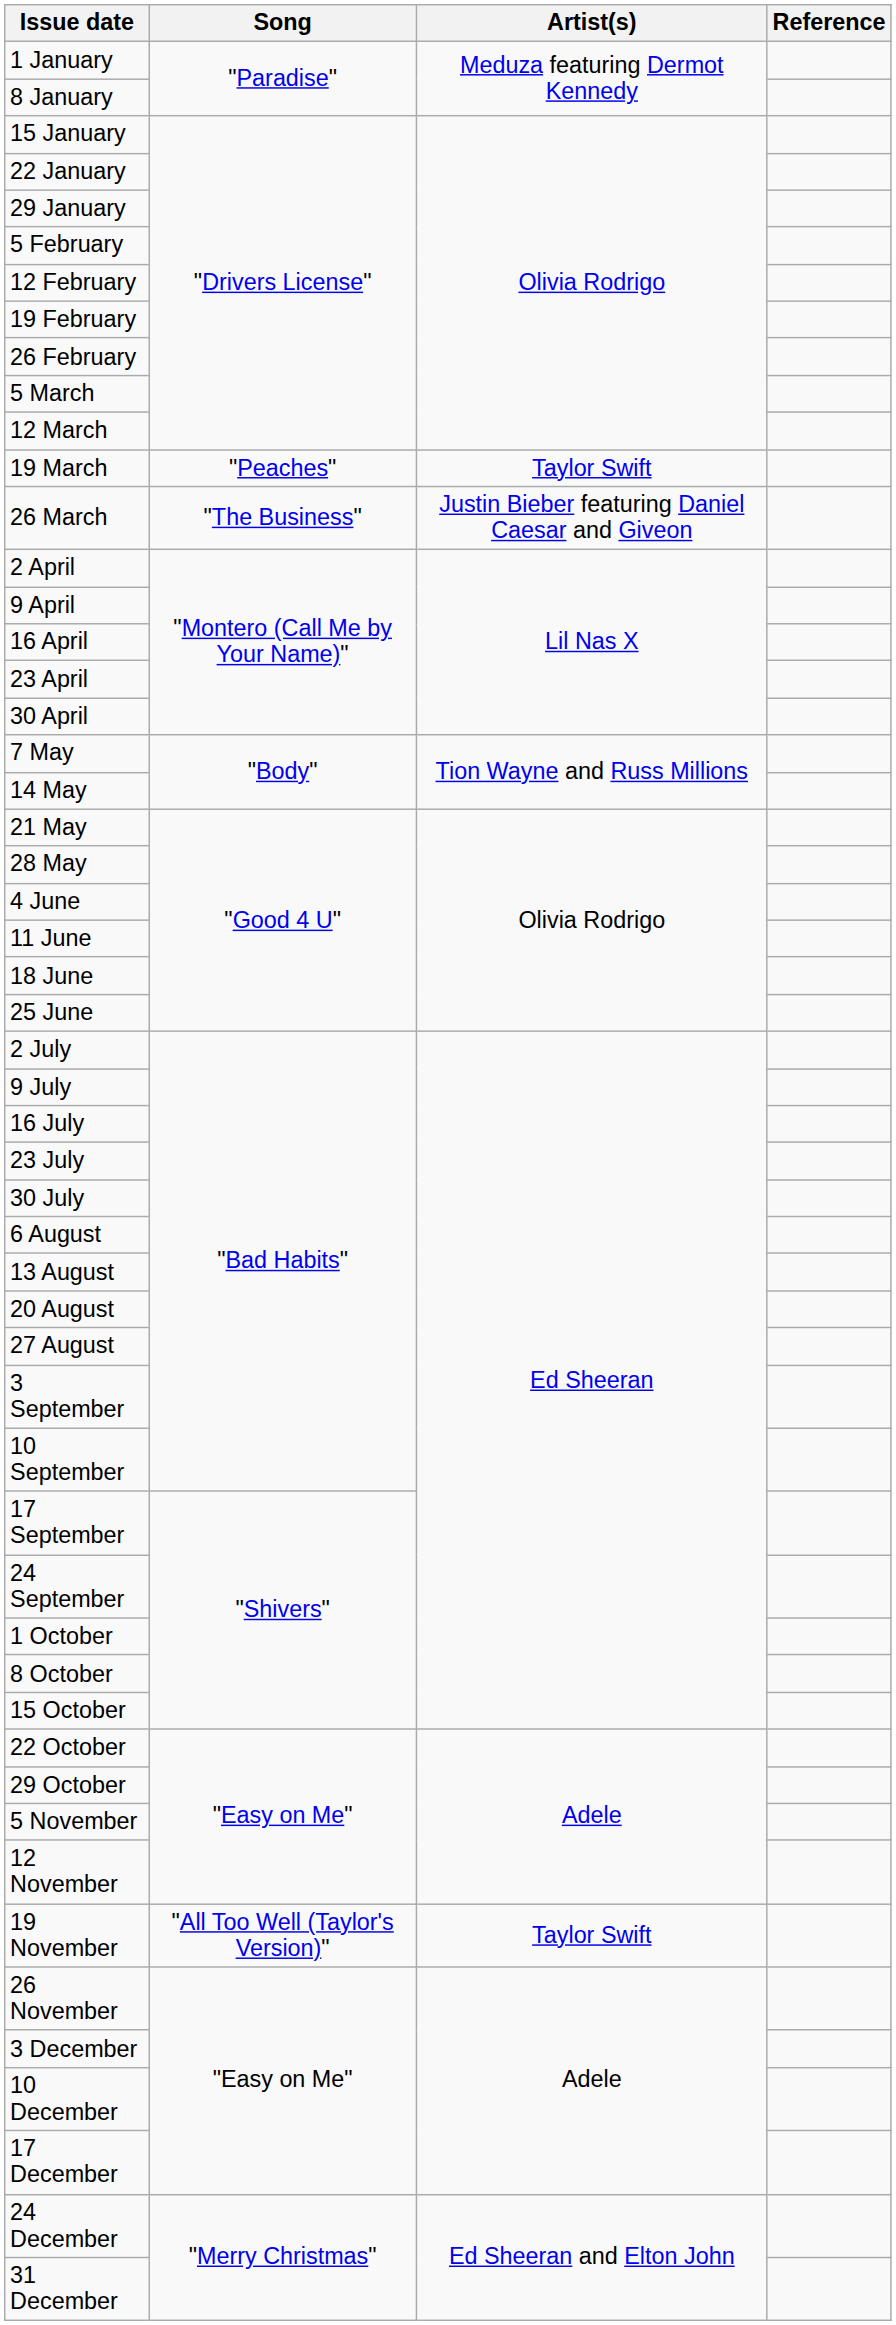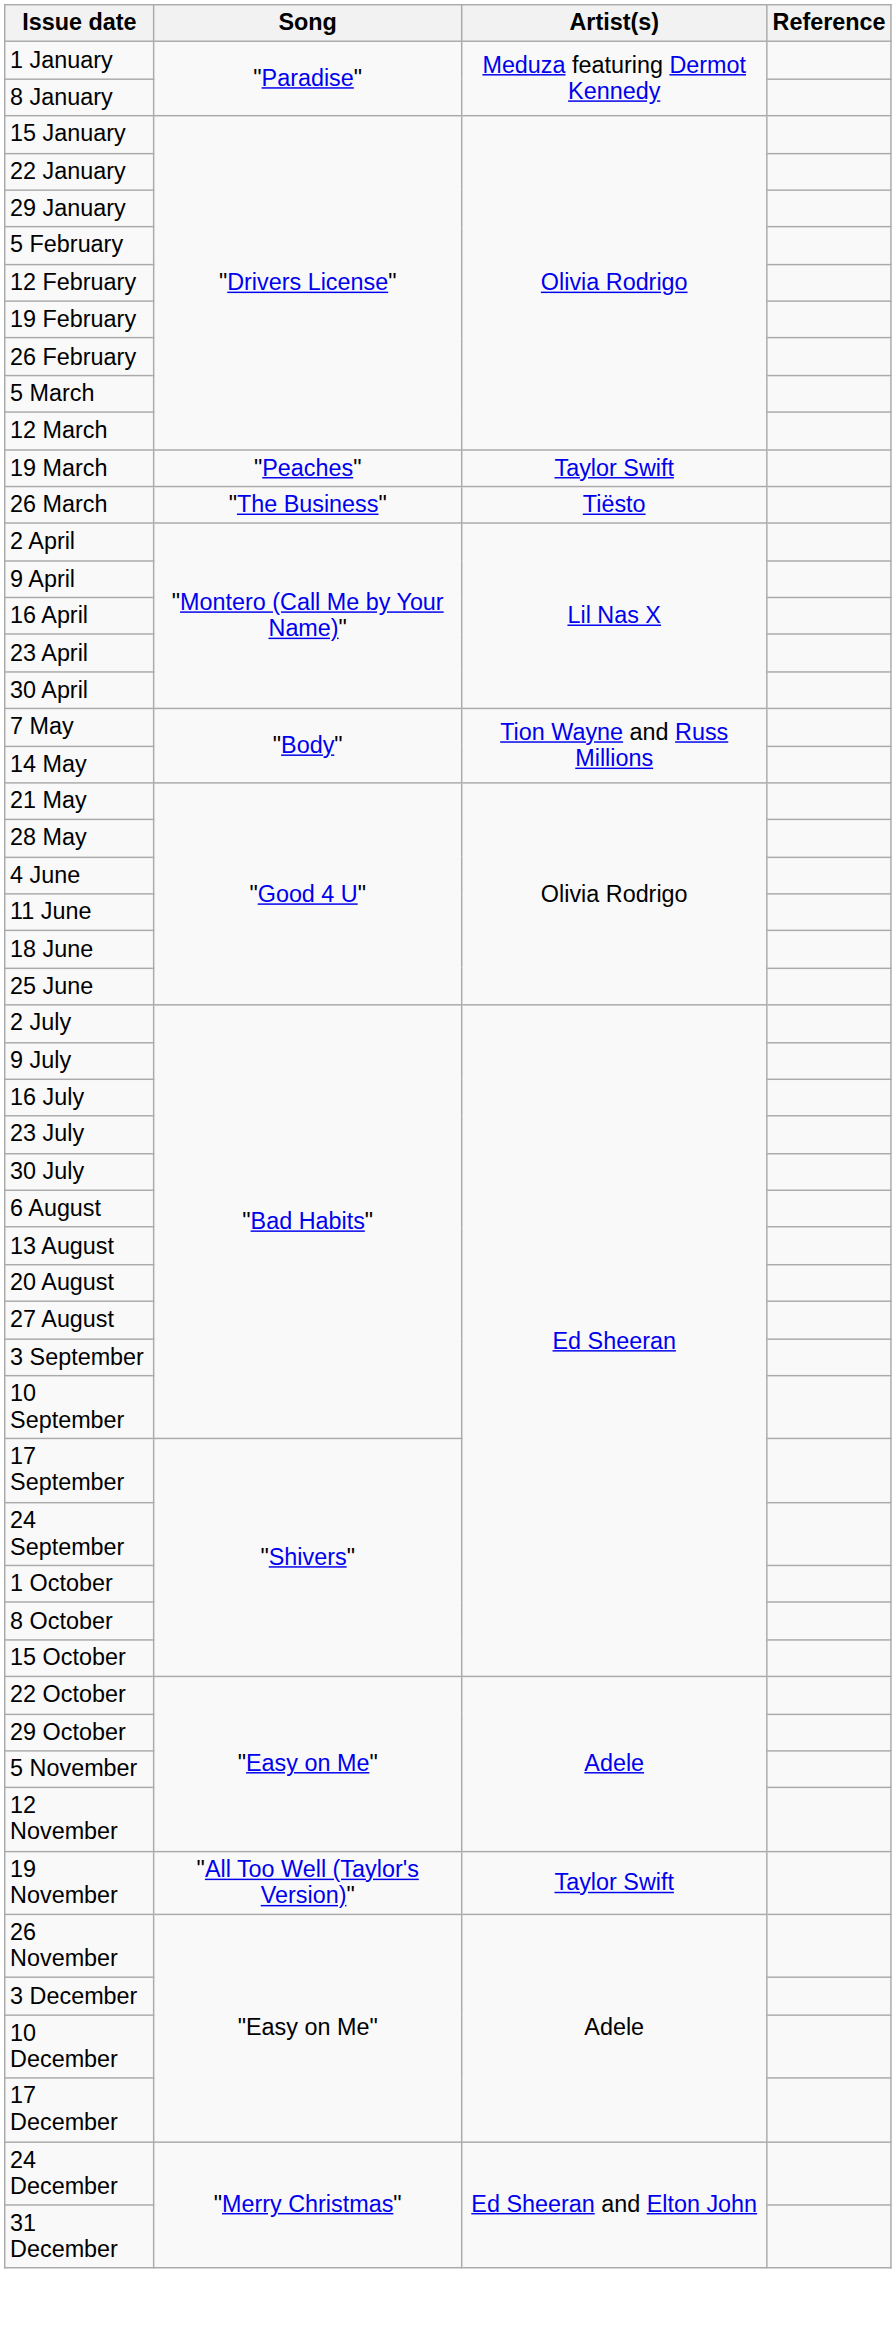(592, 517) Justin Bieber featuring Daniel Caesar and Giveon -> (614, 504) Tiësto
